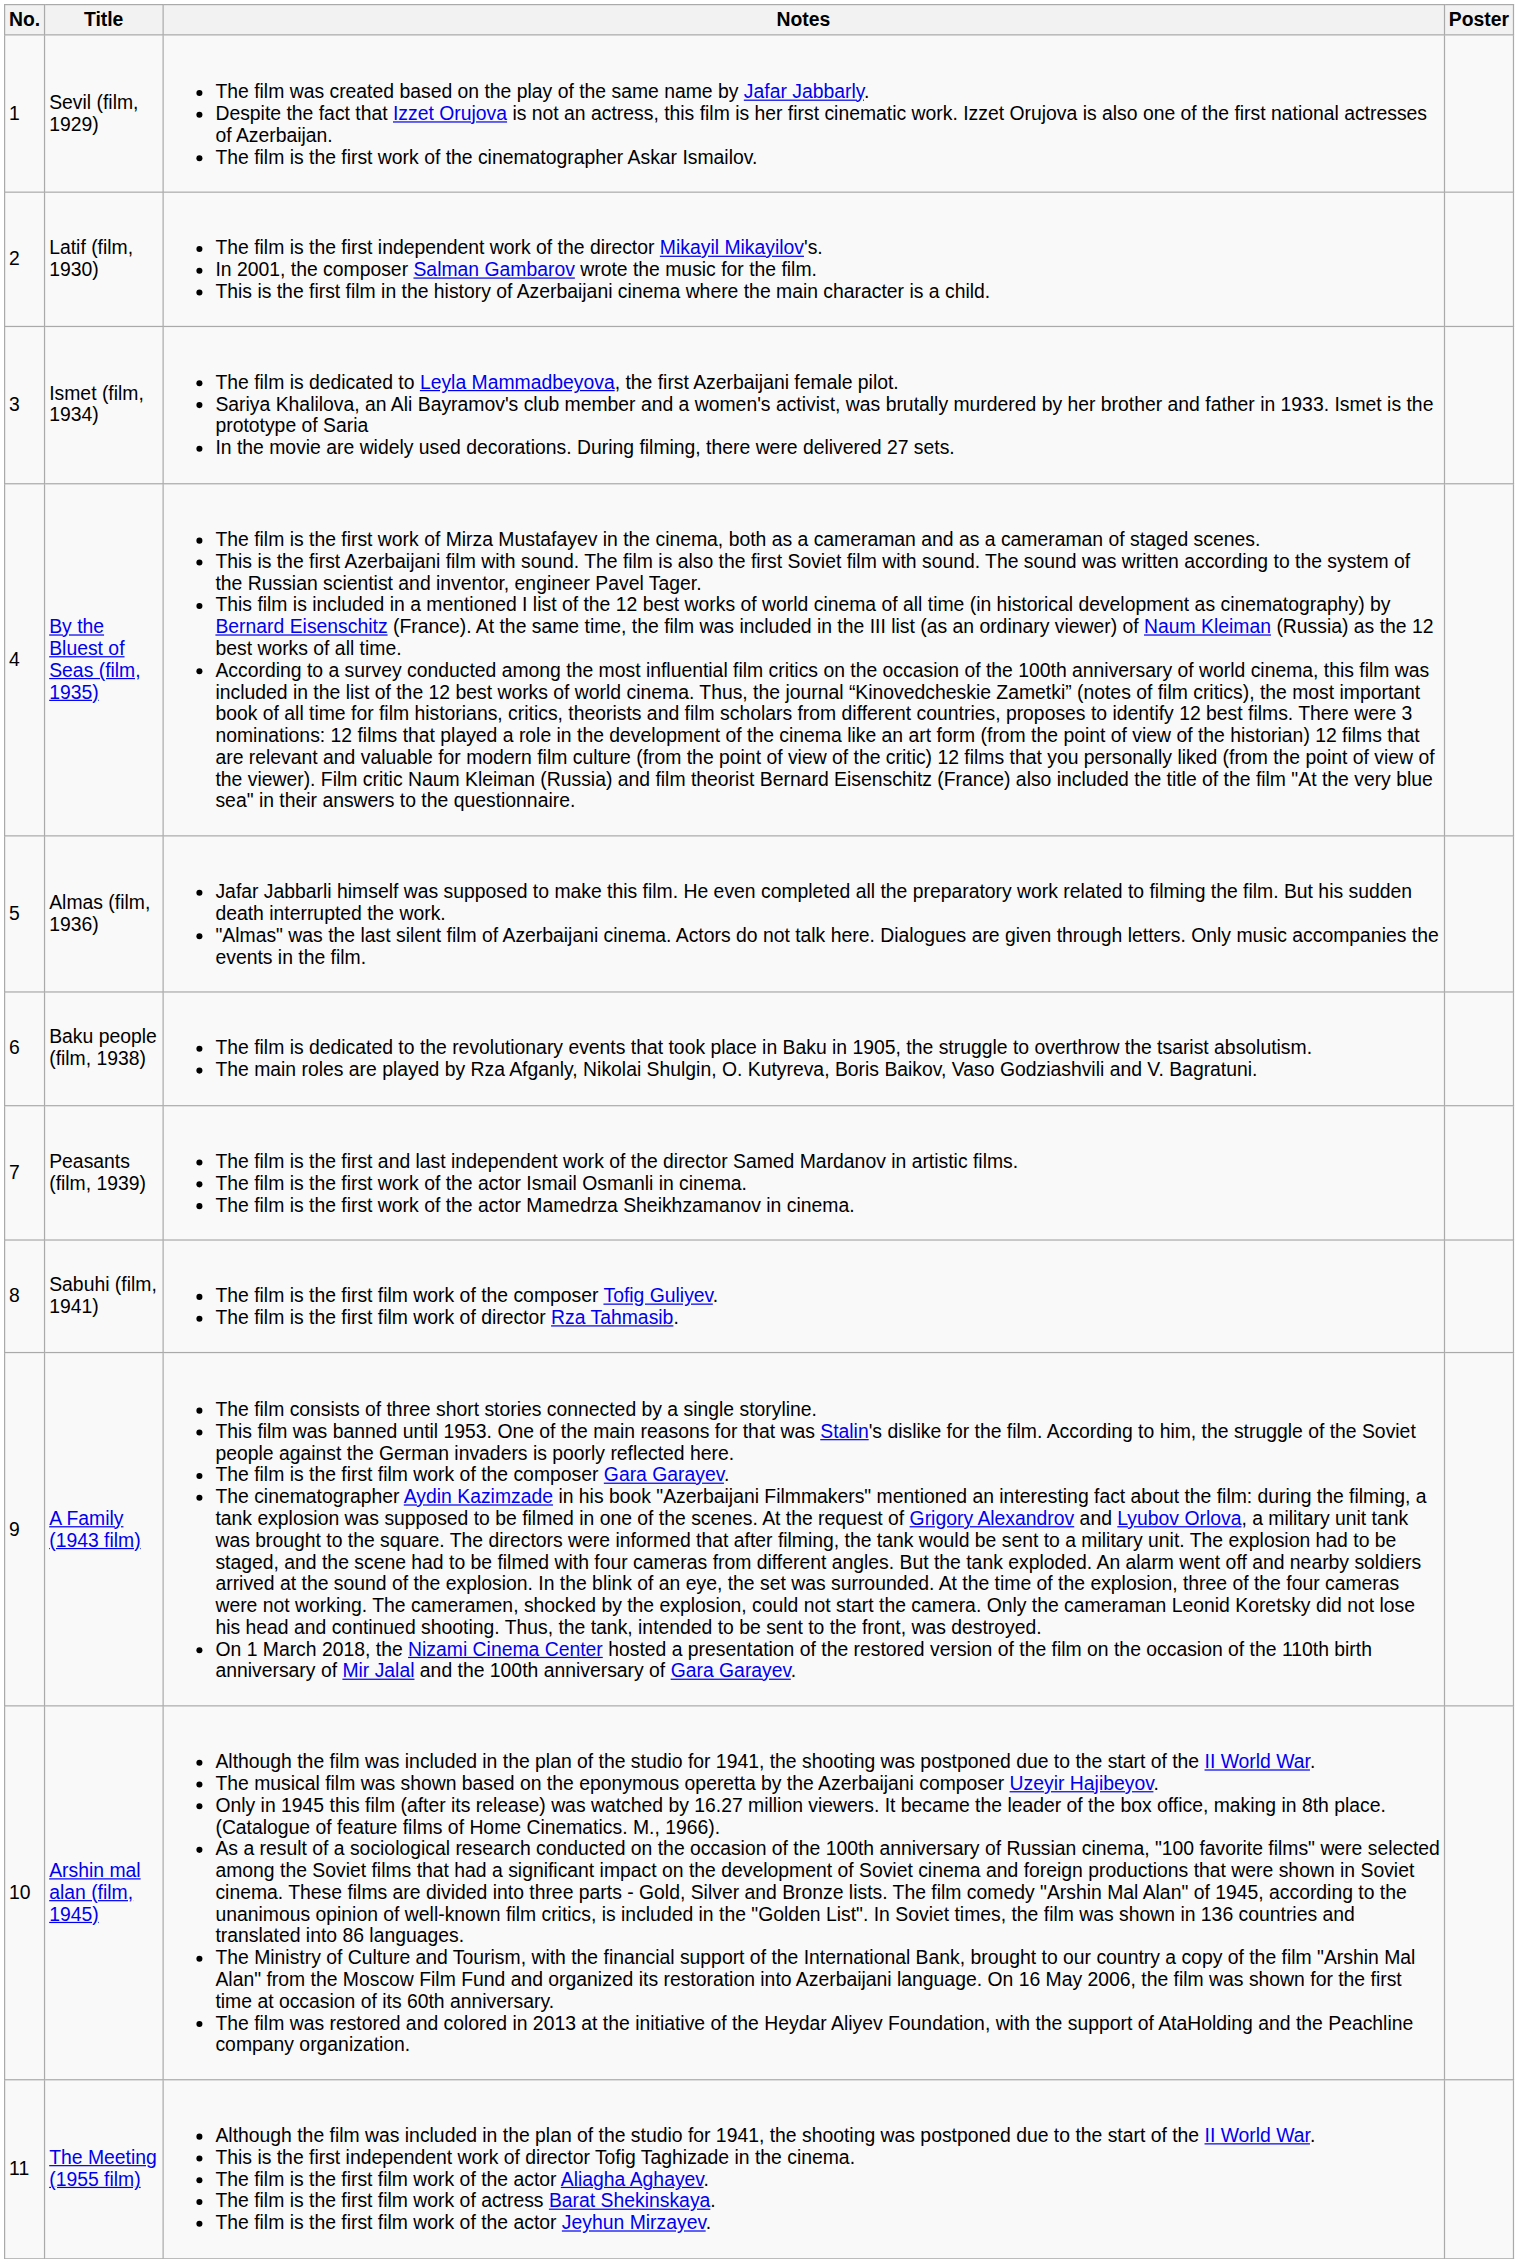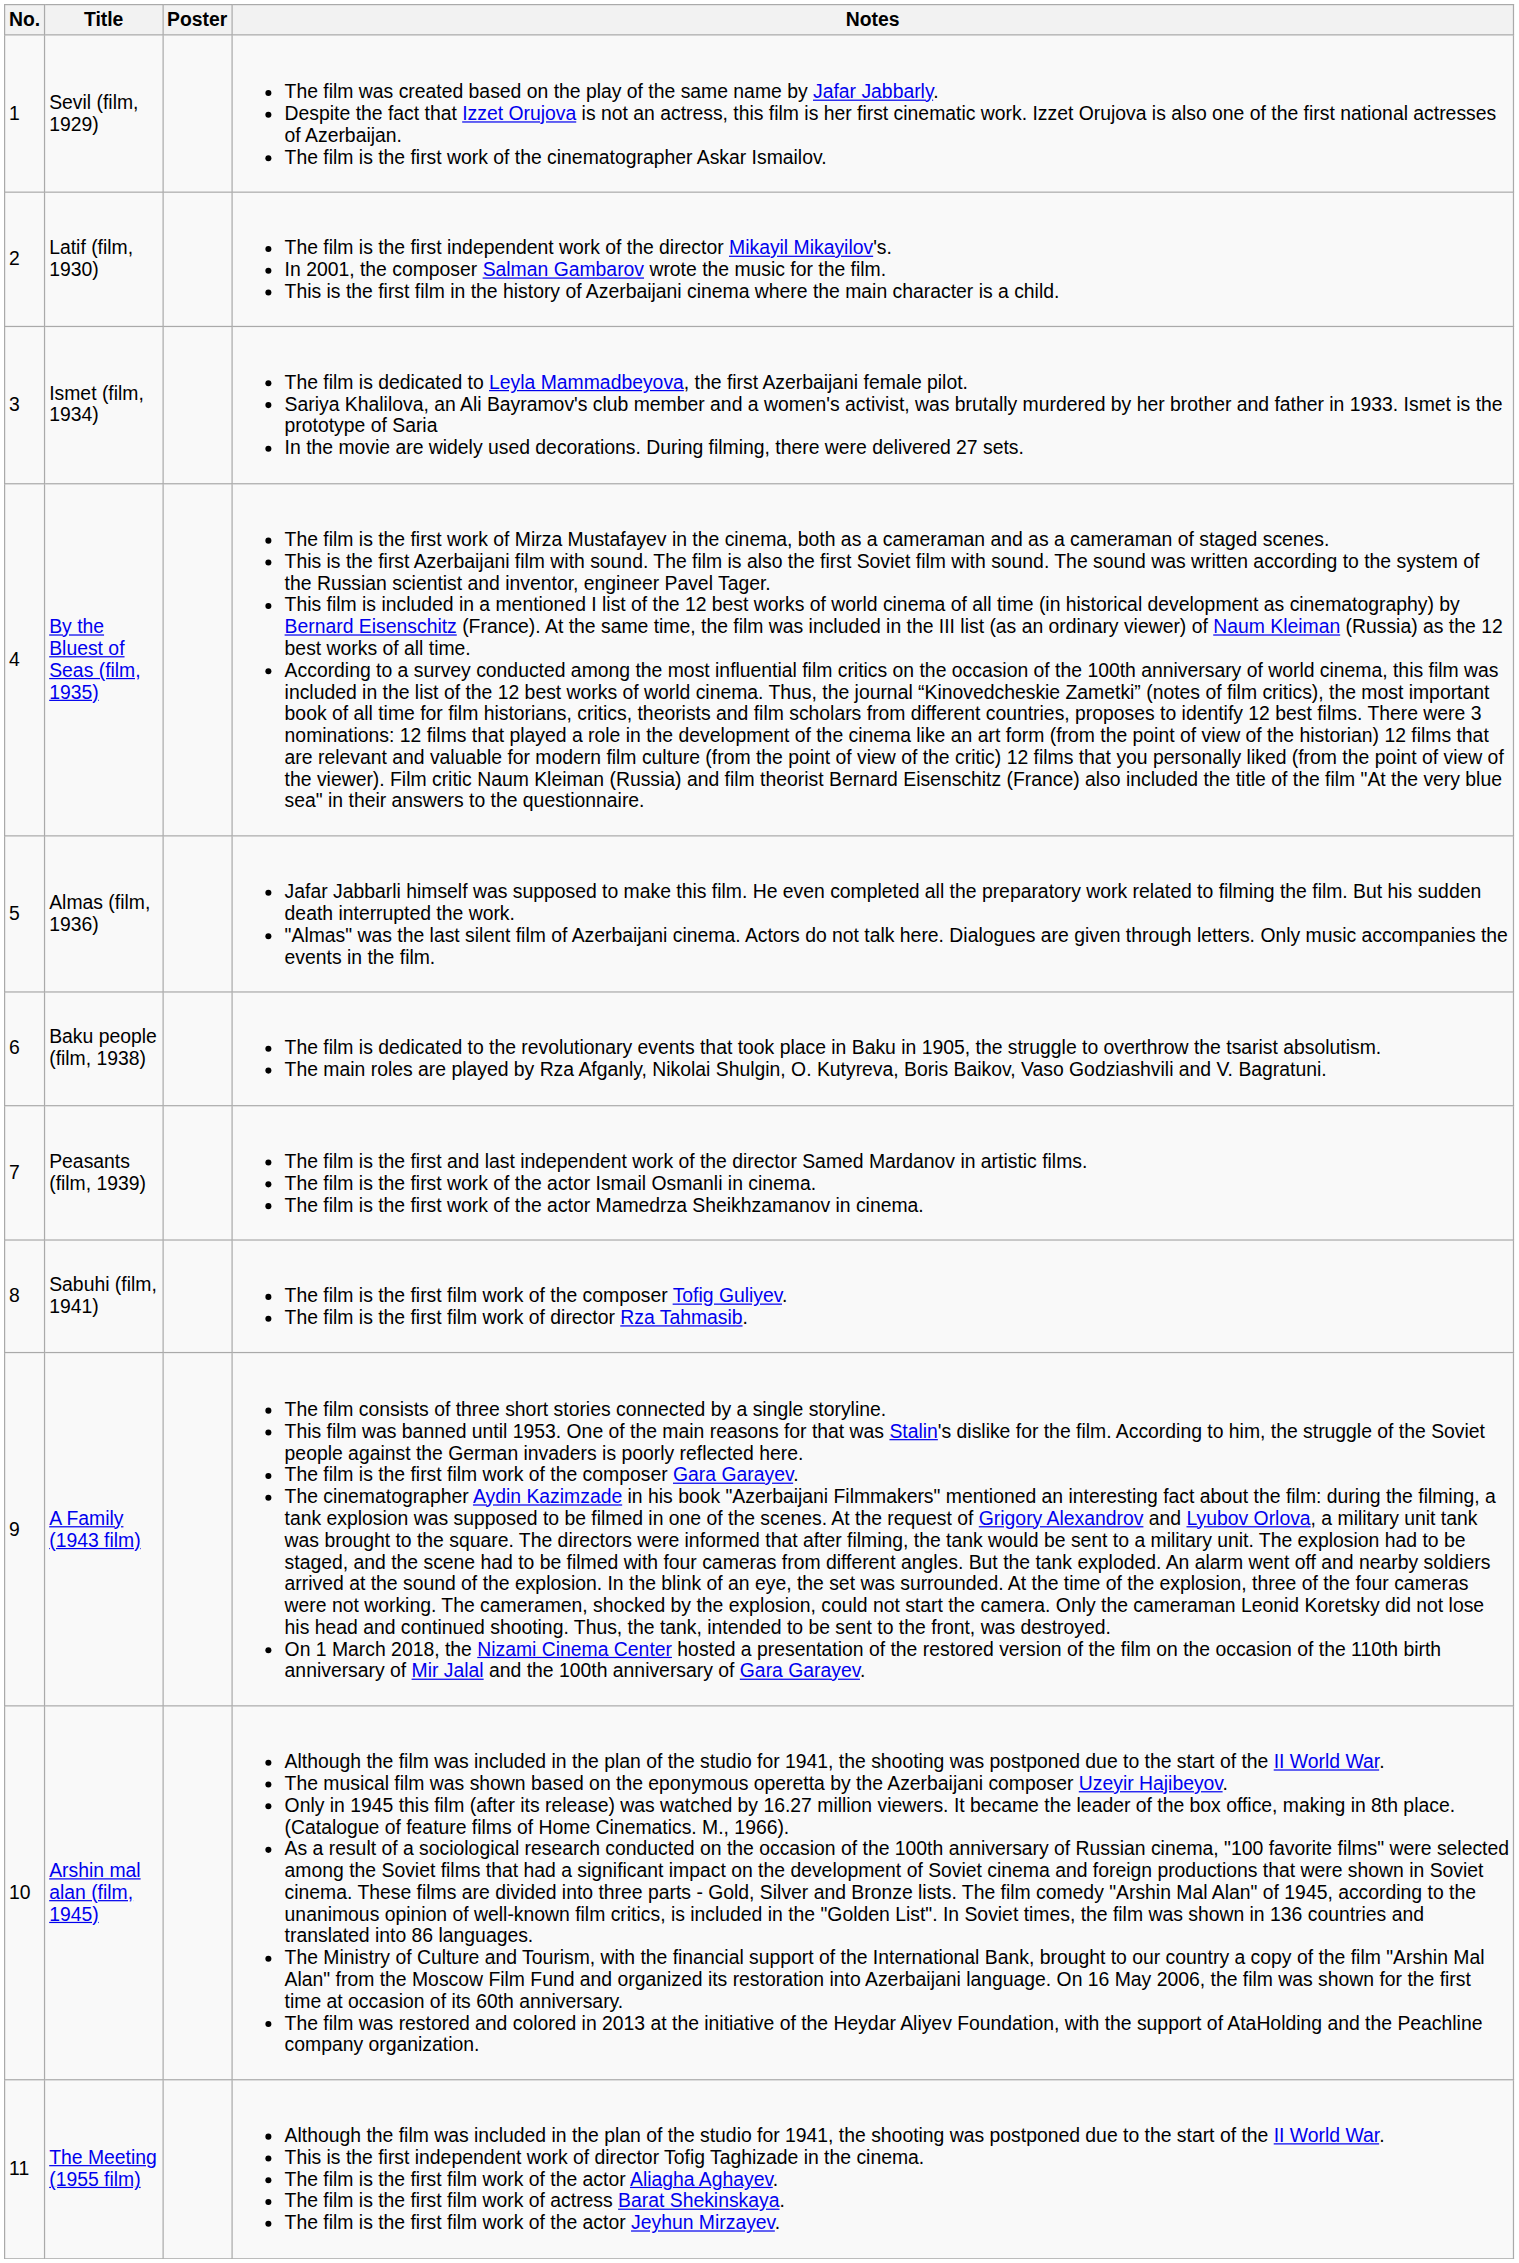columns swapped: (1479, 19) <-> (803, 19)
